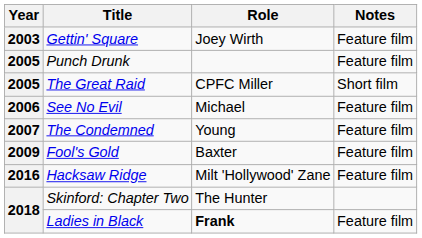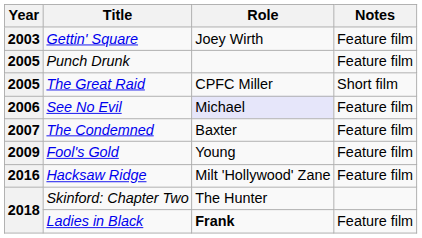(220, 107) no background -> (220, 107) lavender background
(215, 130) Young -> (216, 130) Baxter
(216, 152) Baxter -> (215, 152) Young
